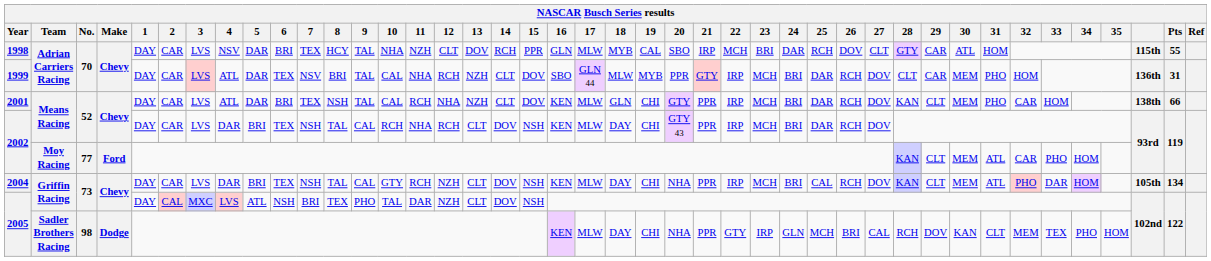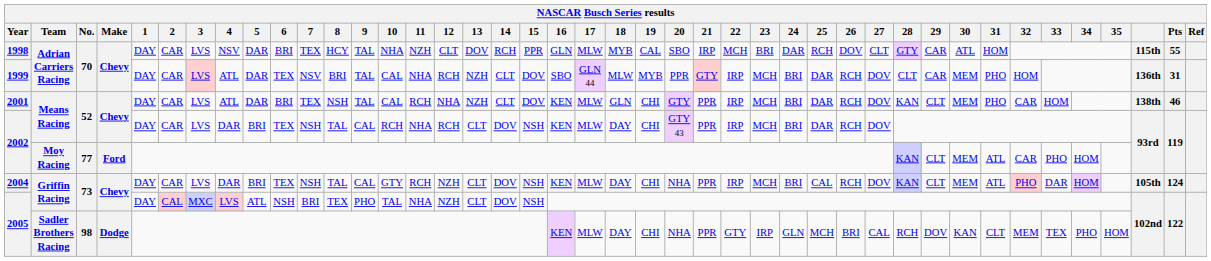(1175, 101) 66 -> (1175, 101) 46
(1175, 183) 134 -> (1175, 183) 124
(420, 201) DAR -> (420, 201) NHA
